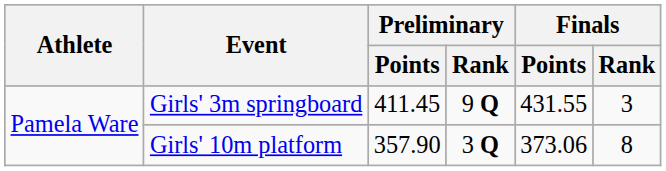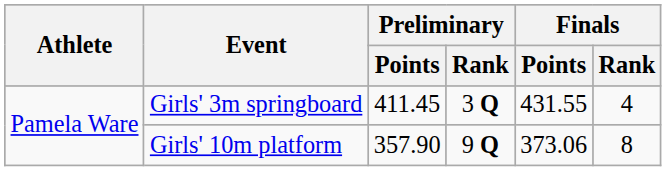(480, 105) 9 Q -> (480, 105) 3 Q
(627, 105) 3 -> (627, 105) 4
(480, 145) 3 Q -> (480, 145) 9 Q
